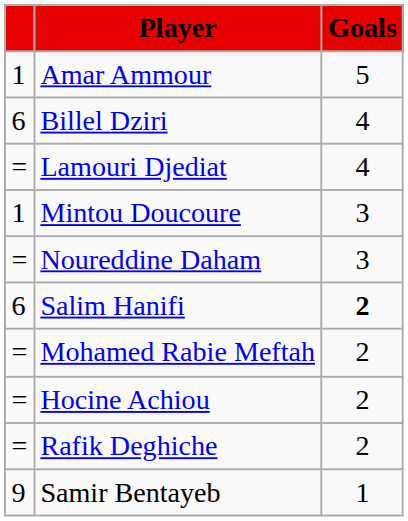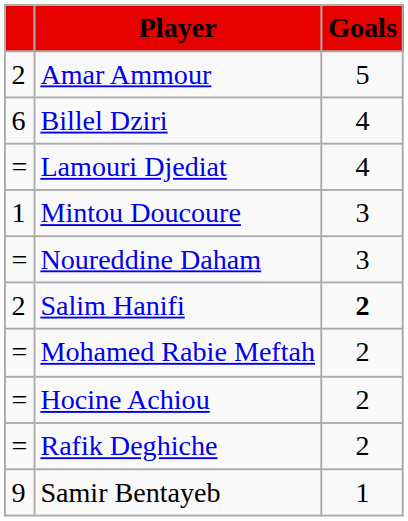(18, 74) 1 -> (18, 74) 2
(18, 306) 6 -> (18, 306) 2
